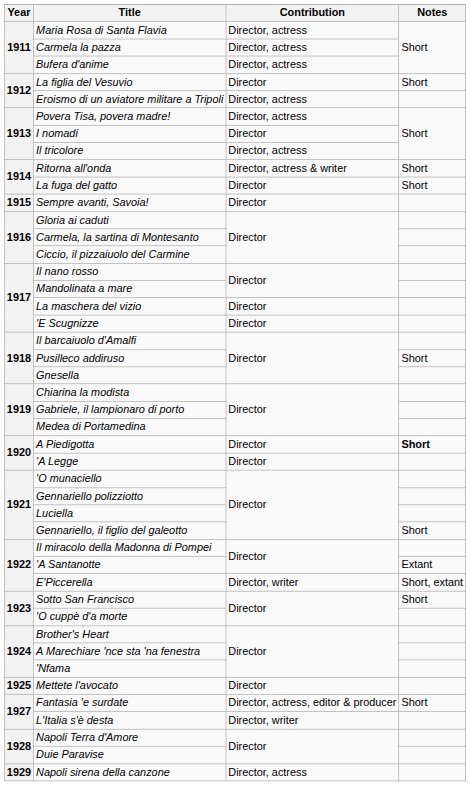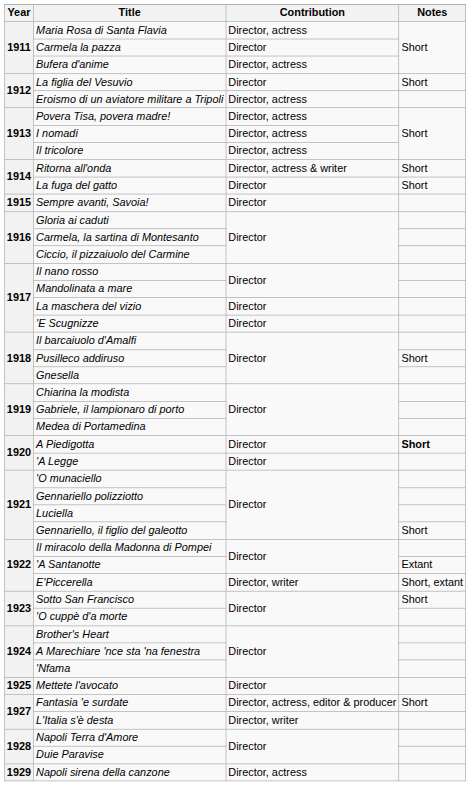(268, 47) Director, actress -> (247, 47) Director
(247, 133) Director -> (268, 133) Director, actress
